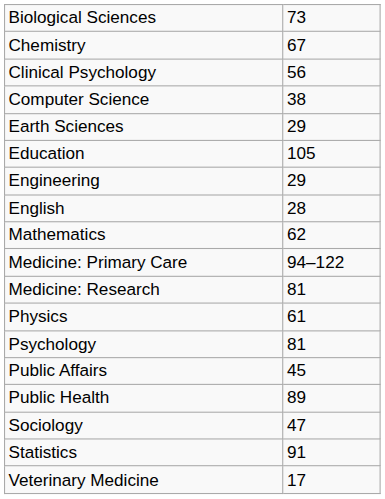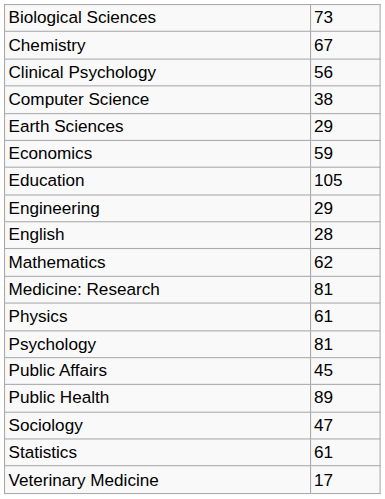+ row: (50, 153)
- row: (98, 262)
(297, 452) 91 -> (324, 452) 61
